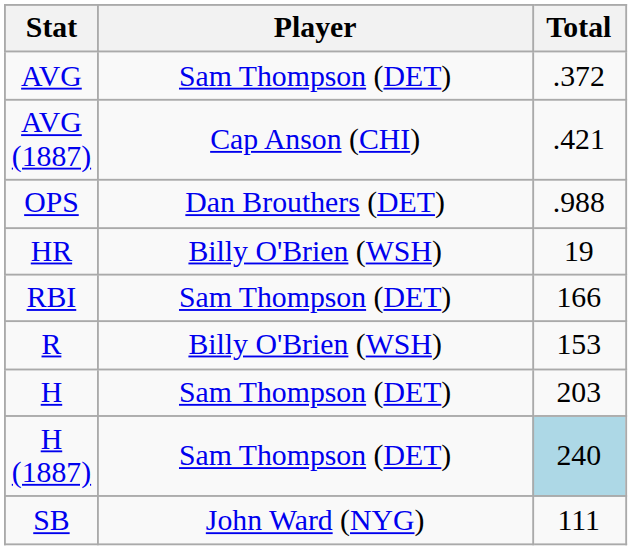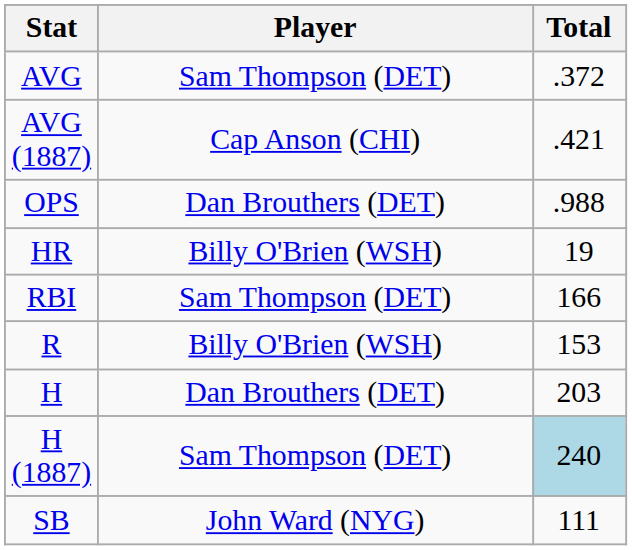(315, 391) Sam Thompson (DET) -> (315, 391) Dan Brouthers (DET)
